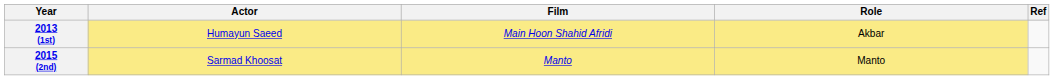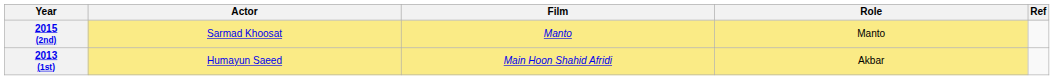rows swapped: (46, 34) <-> (46, 61)
